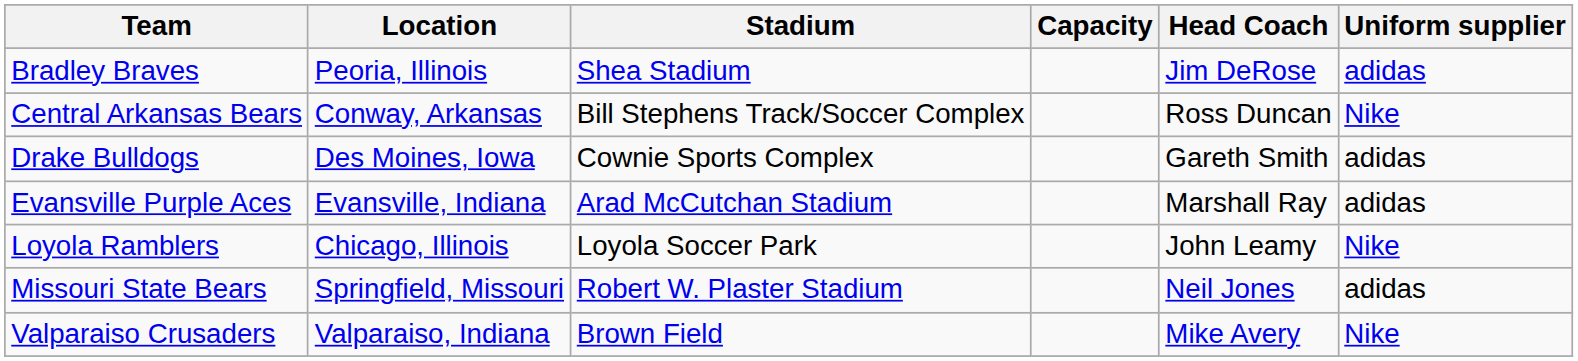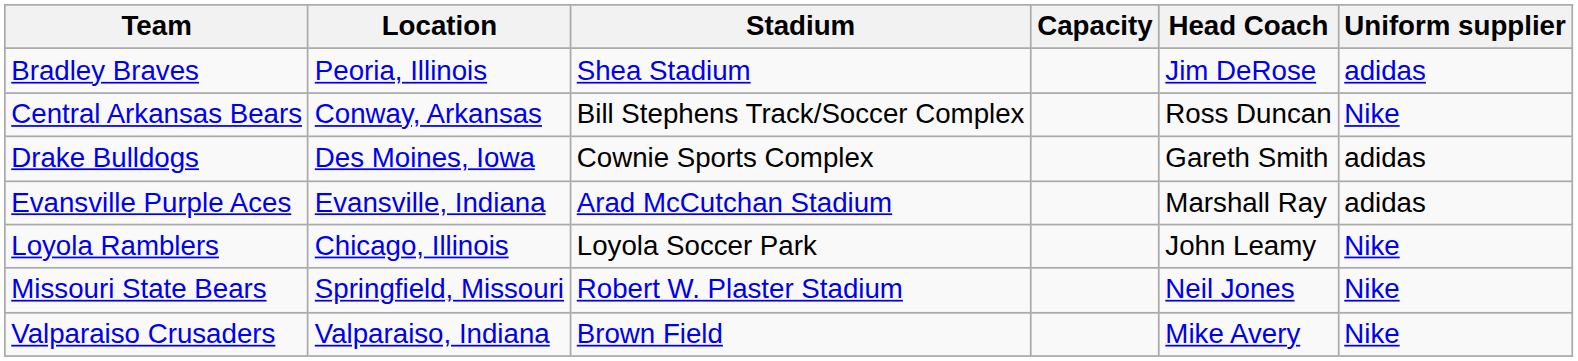(1385, 289) adidas -> (1372, 289) Nike
